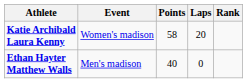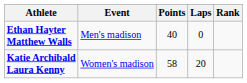rows swapped: (39, 64) <-> (41, 35)
